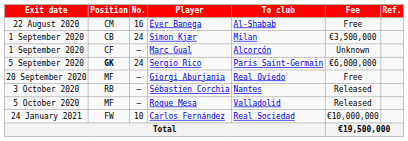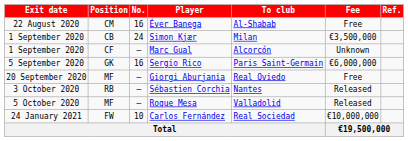(109, 63) bold -> (109, 63) normal
(139, 63) 24 -> (139, 63) 16
